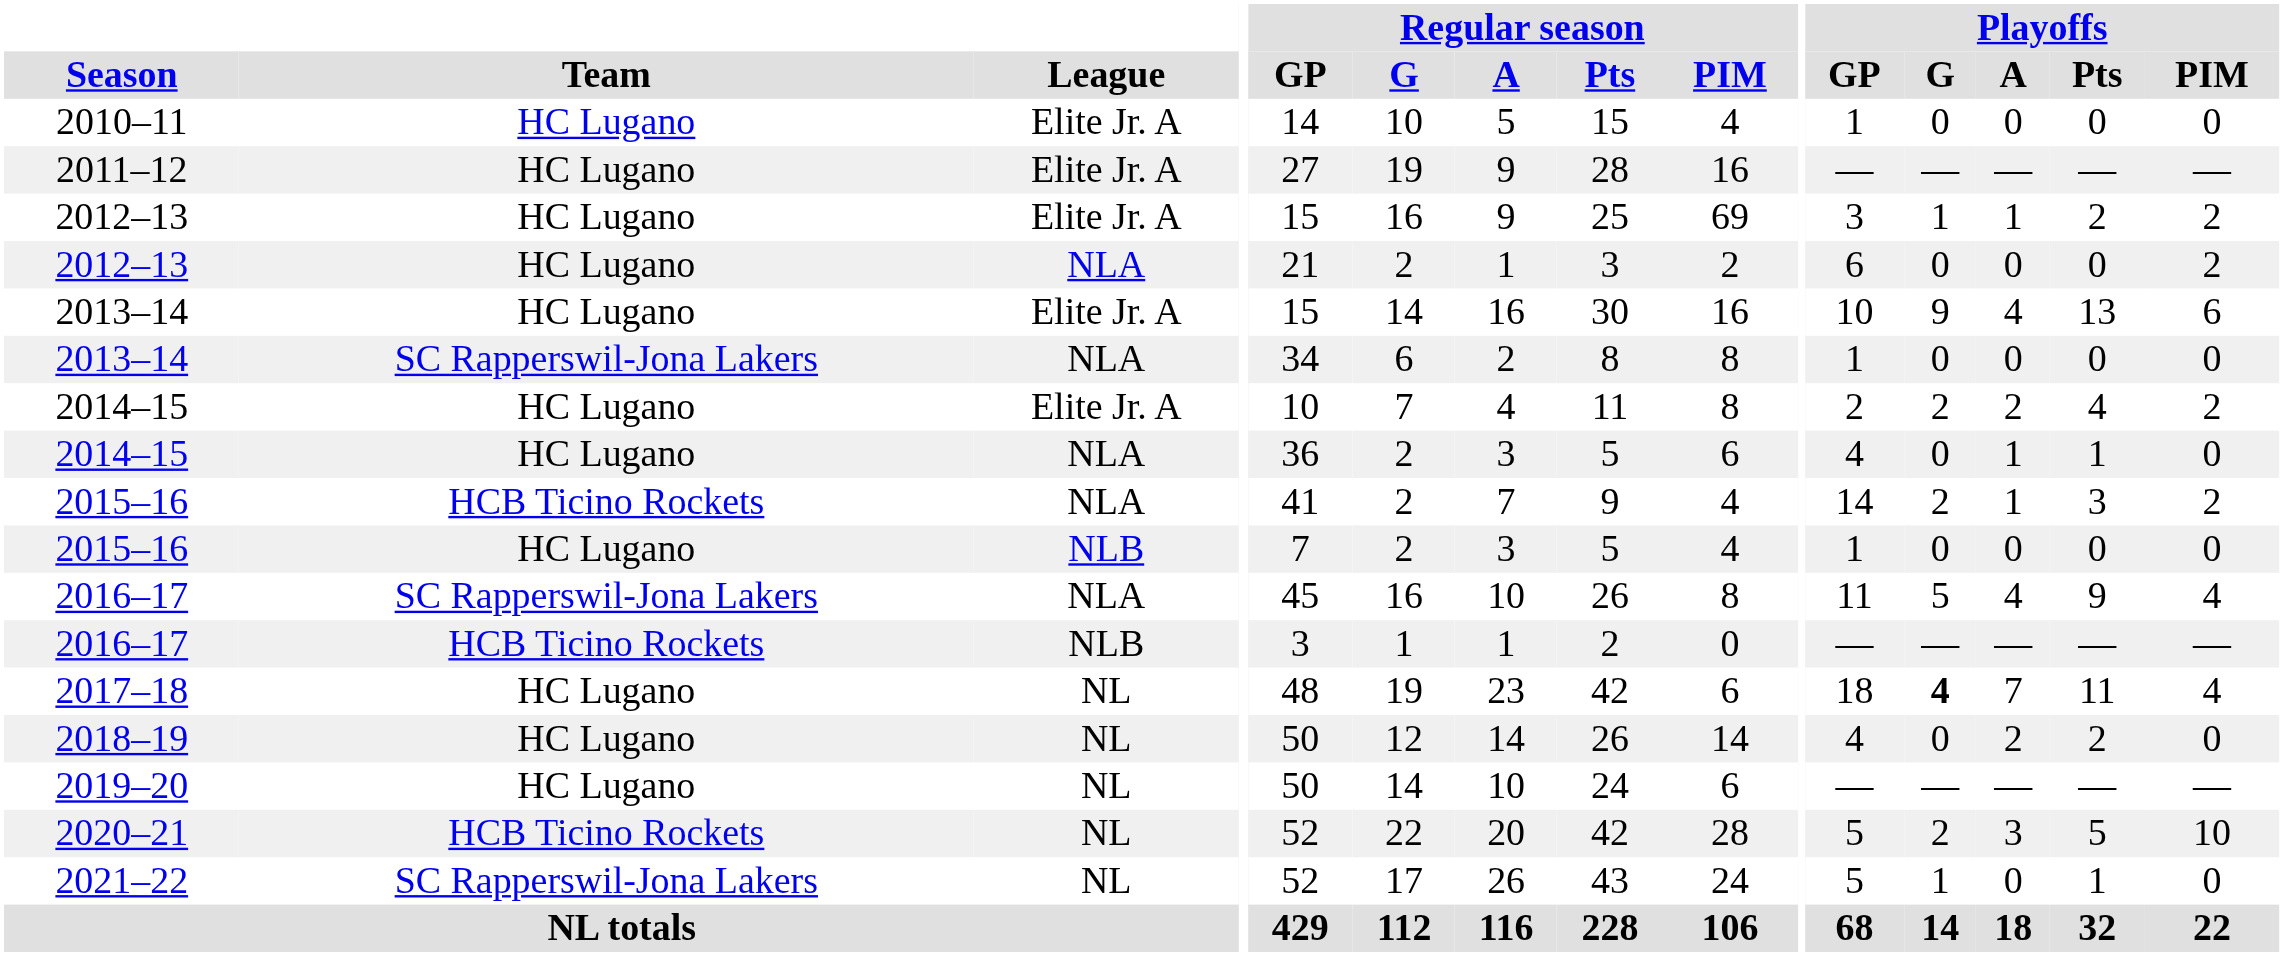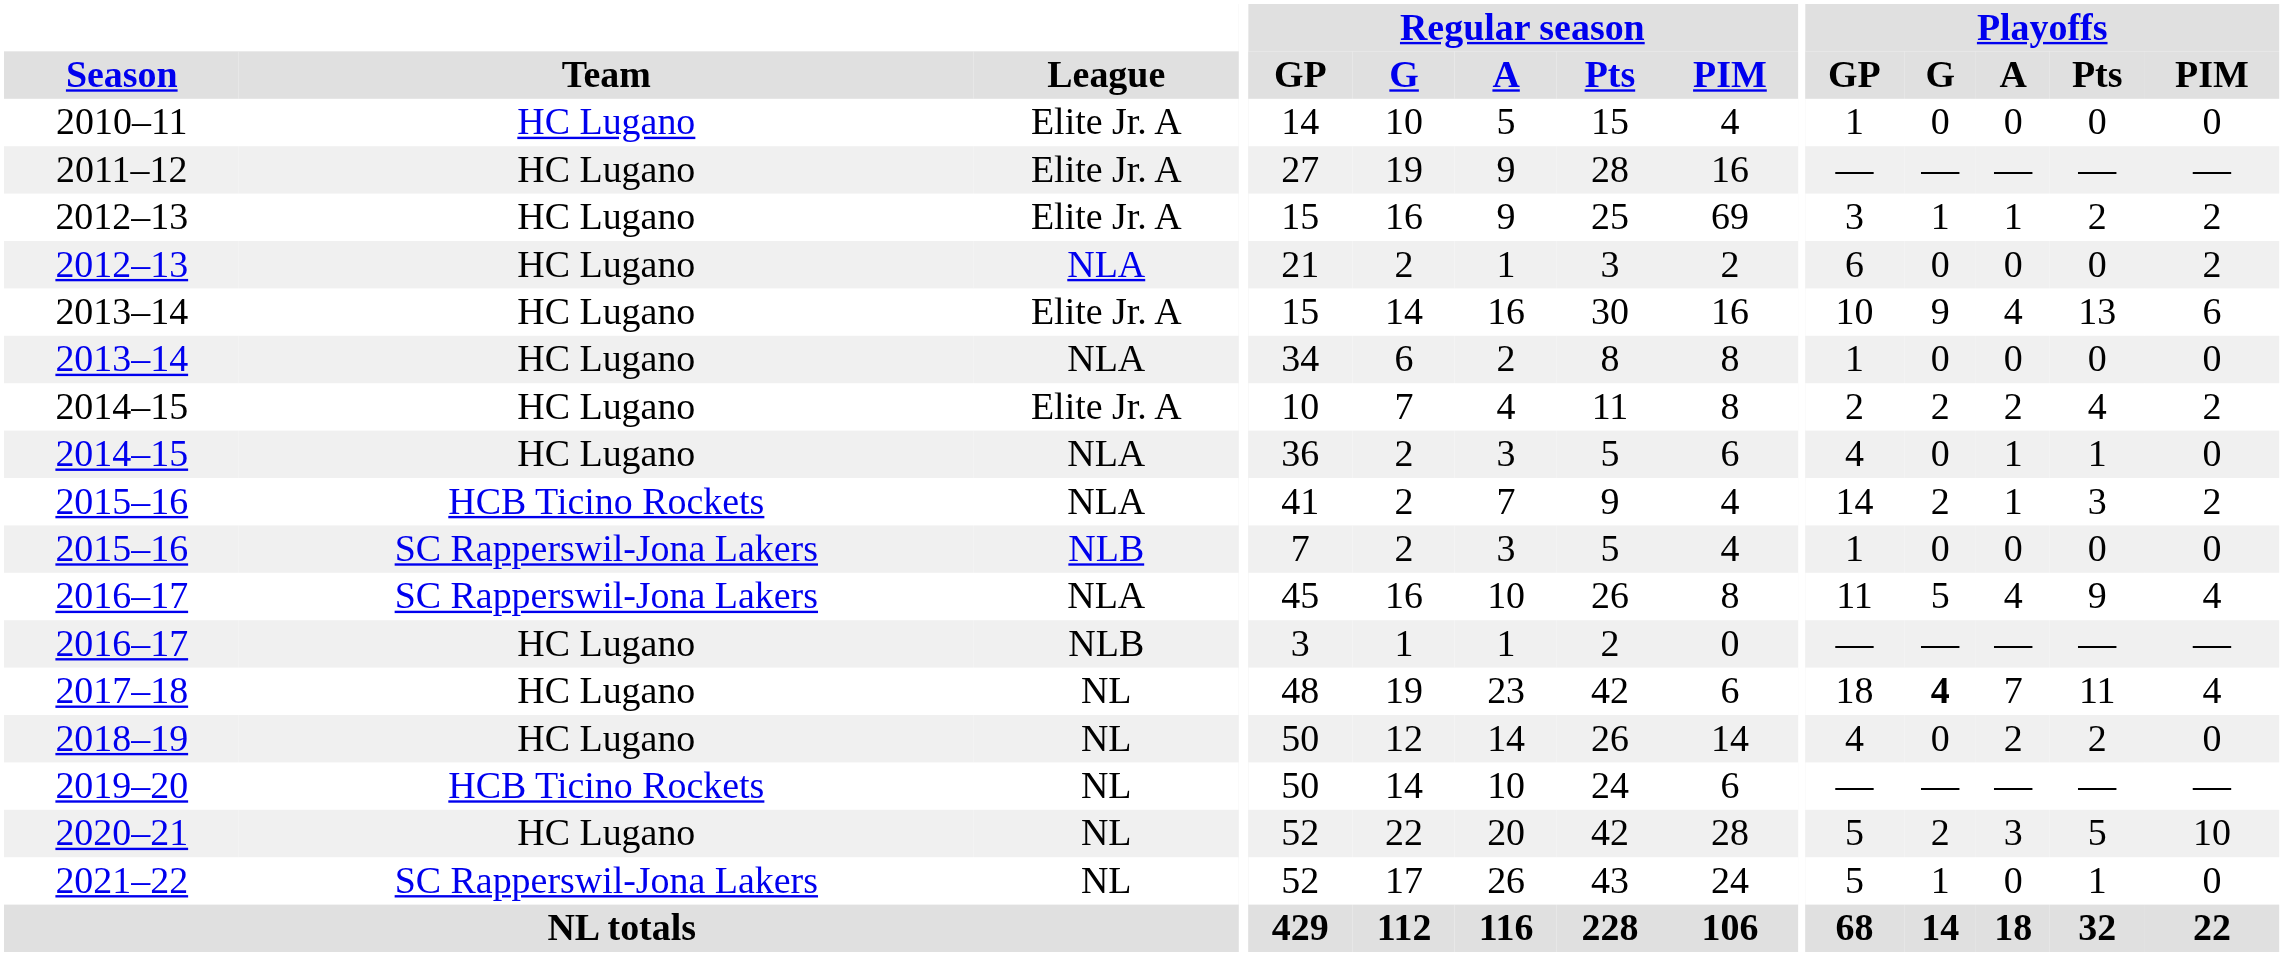(606, 358) SC Rapperswil-Jona Lakers -> (606, 358) HC Lugano
(606, 548) HC Lugano -> (606, 548) SC Rapperswil-Jona Lakers
(606, 643) HCB Ticino Rockets -> (606, 643) HC Lugano
(606, 785) HC Lugano -> (606, 785) HCB Ticino Rockets
(606, 832) HCB Ticino Rockets -> (606, 832) HC Lugano
